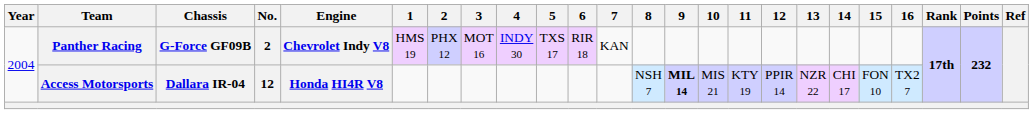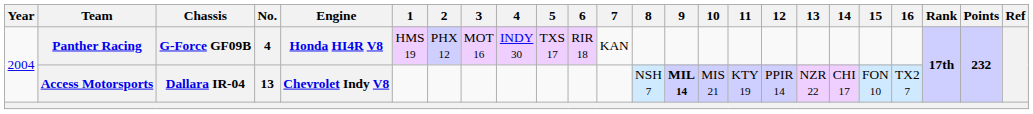(267, 45) 2 -> (267, 45) 4
(336, 45) Chevrolet Indy V8 -> (336, 45) Honda HI4R V8
(267, 83) 12 -> (267, 83) 13
(336, 83) Honda HI4R V8 -> (336, 83) Chevrolet Indy V8
